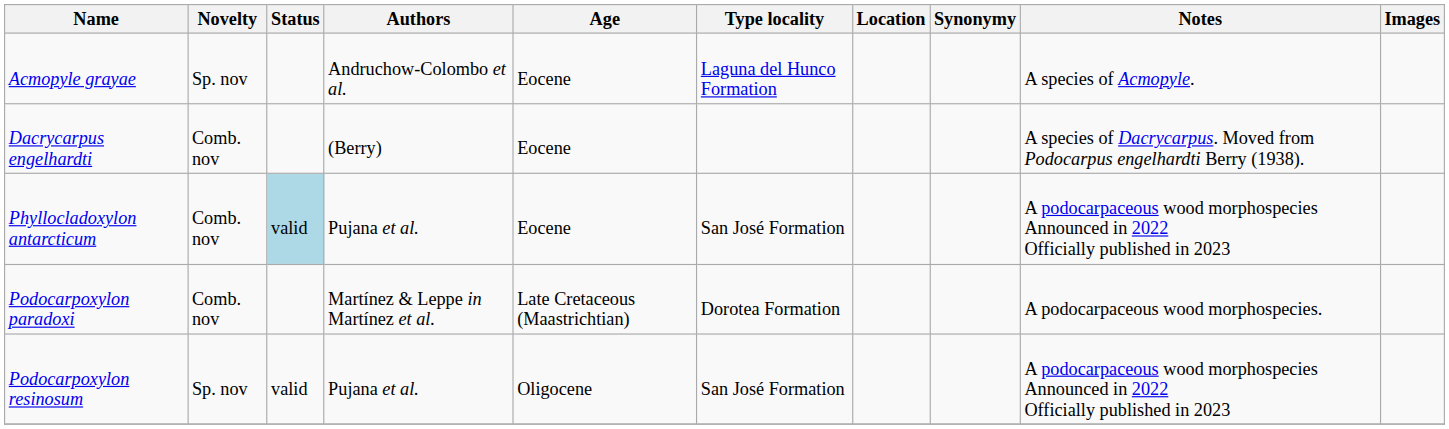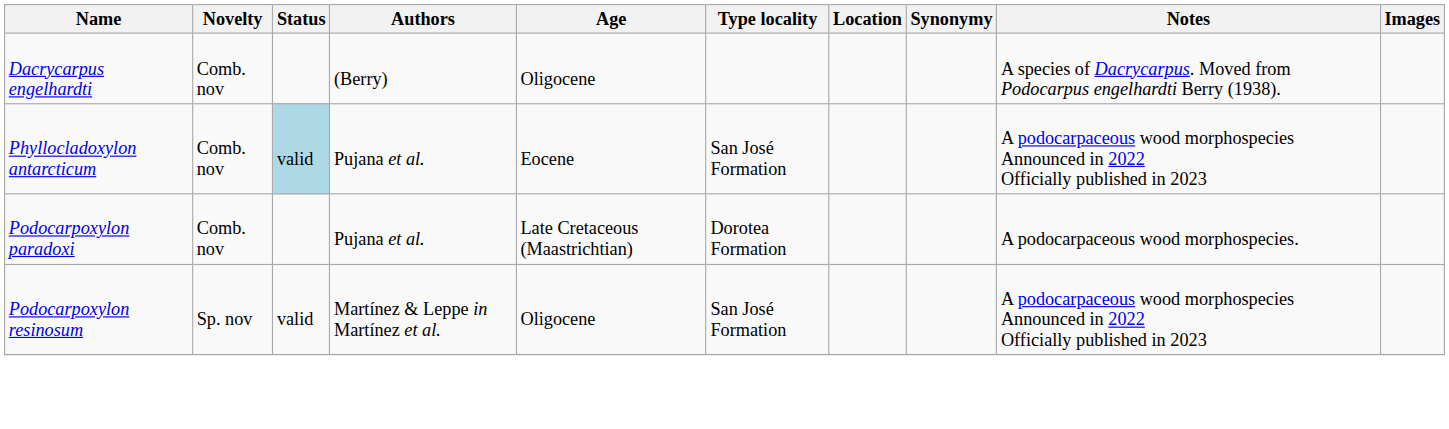- row: (72, 78)
(544, 148) Eocene -> (558, 78) Oligocene
(405, 309) Martínez & Leppe in Martínez et al. -> (379, 239) Pujana et al.
(373, 389) Pujana et al. -> (411, 319) Martínez & Leppe in Martínez et al.
